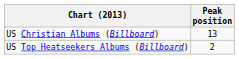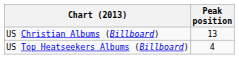(212, 47) 2 -> (212, 47) 4
